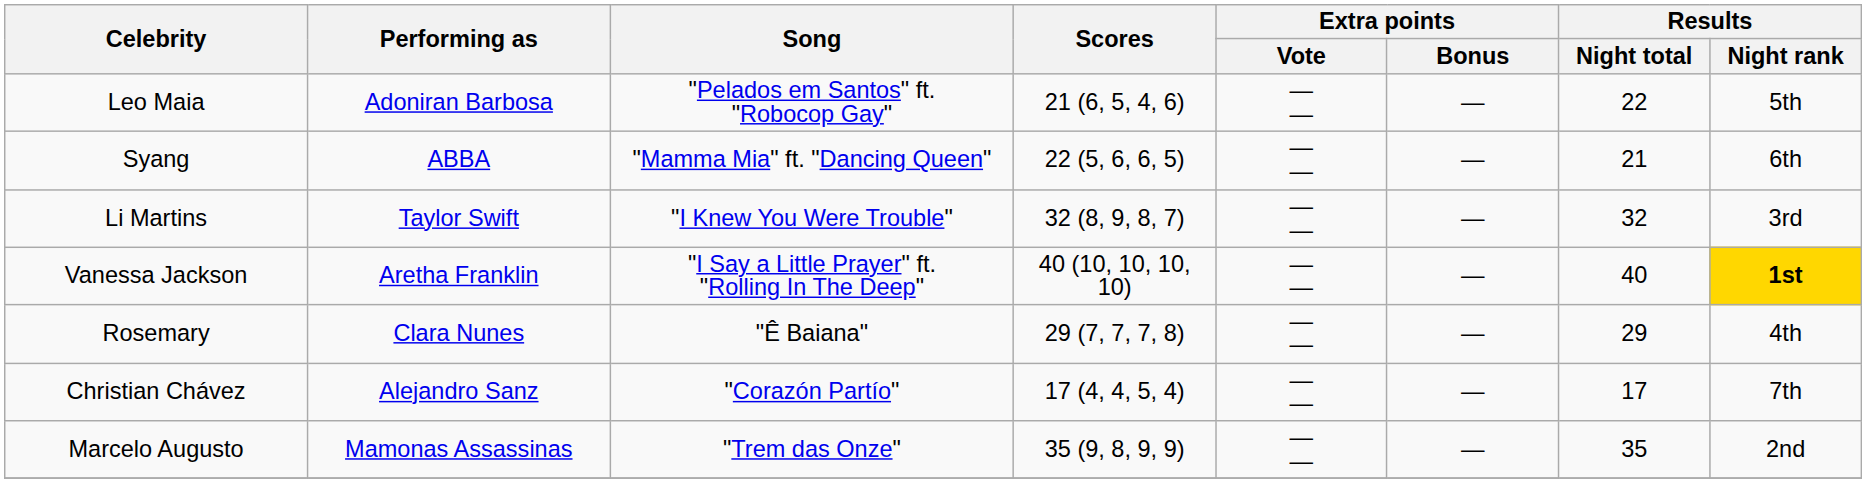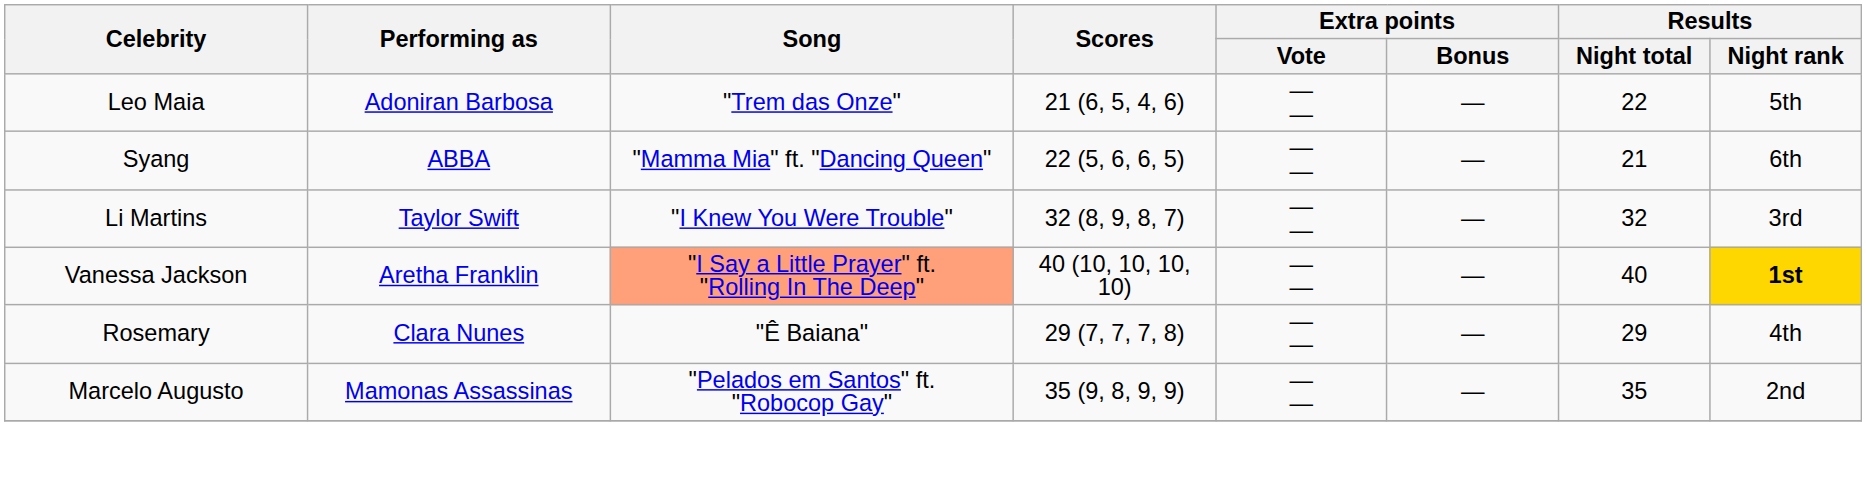(812, 102) "Pelados em Santos" ft. "Robocop Gay" -> (812, 102) "Trem das Onze"
(812, 275) no background -> (812, 275) lightsalmon background
- row: (156, 391)
(812, 449) "Trem das Onze" -> (812, 391) "Pelados em Santos" ft. "Robocop Gay"
